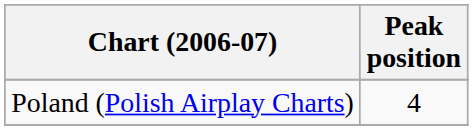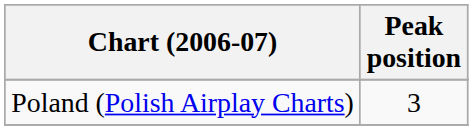(414, 102) 4 -> (414, 102) 3
